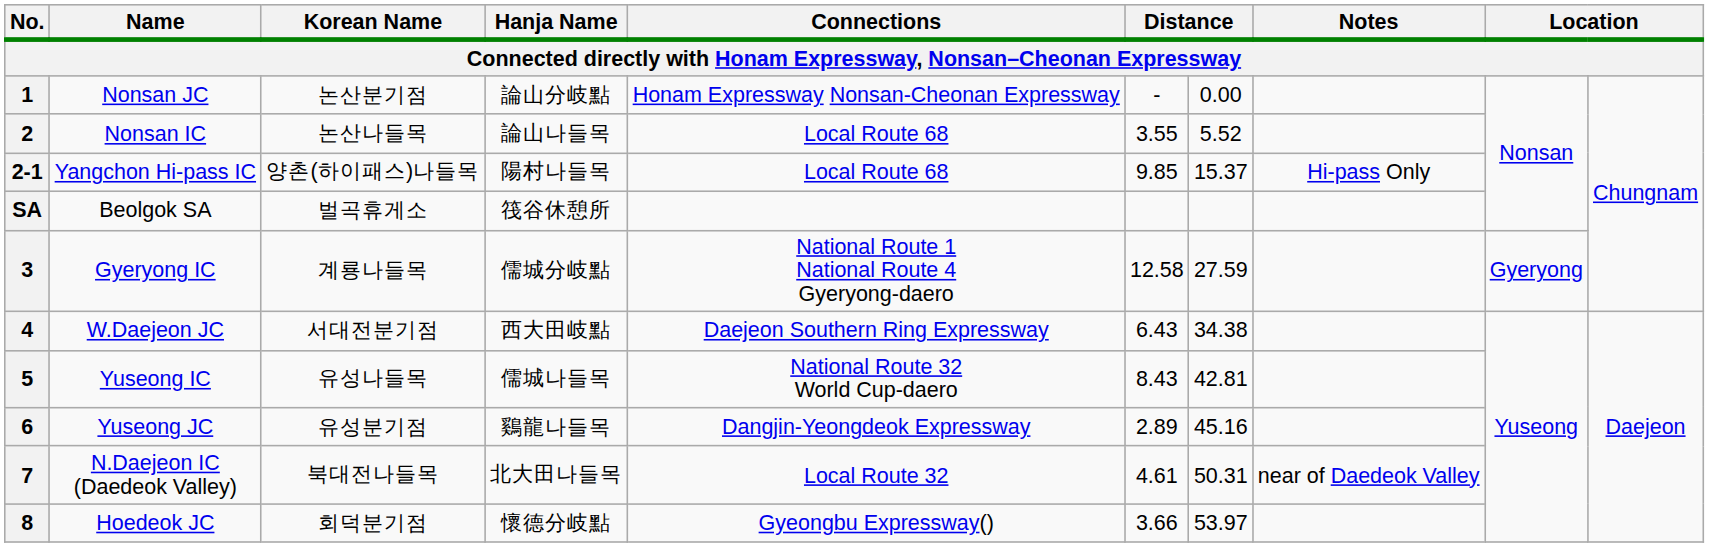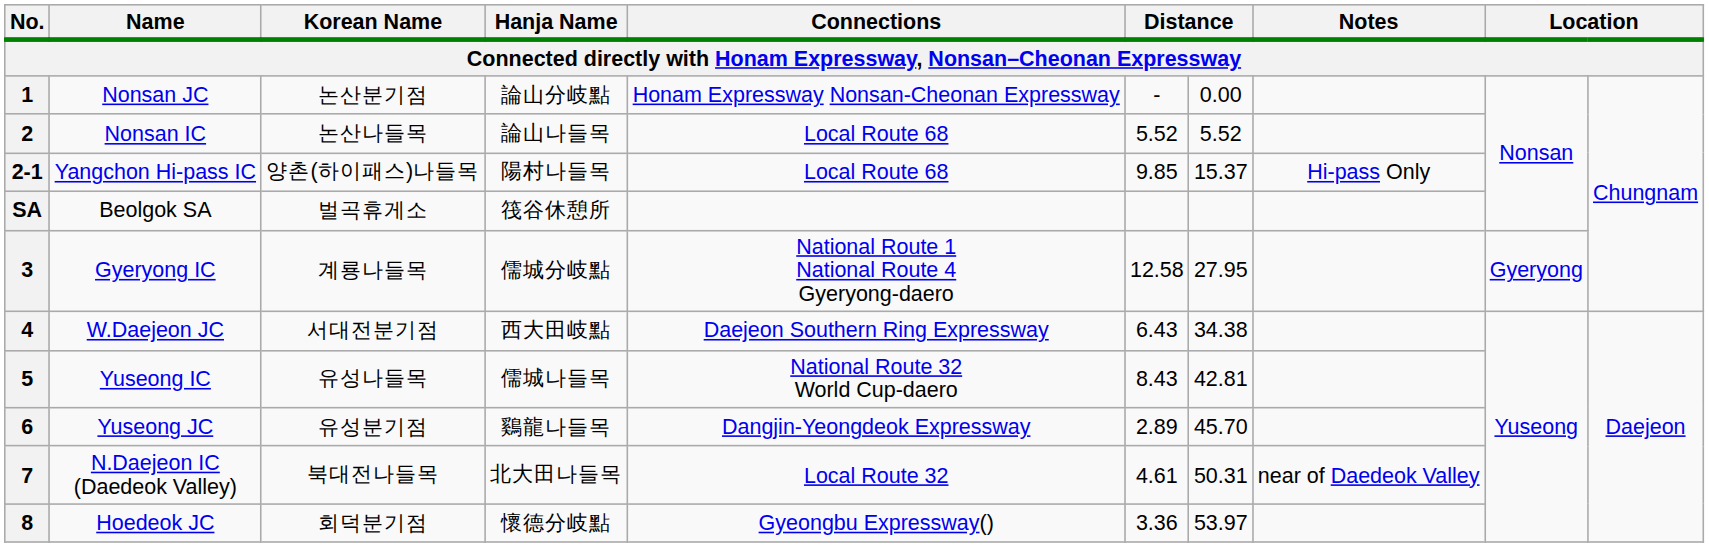(1157, 133) 3.55 -> (1157, 133) 5.52
(1221, 270) 27.59 -> (1221, 270) 27.95
(1221, 426) 45.16 -> (1221, 426) 45.70
(1157, 523) 3.66 -> (1157, 523) 3.36
